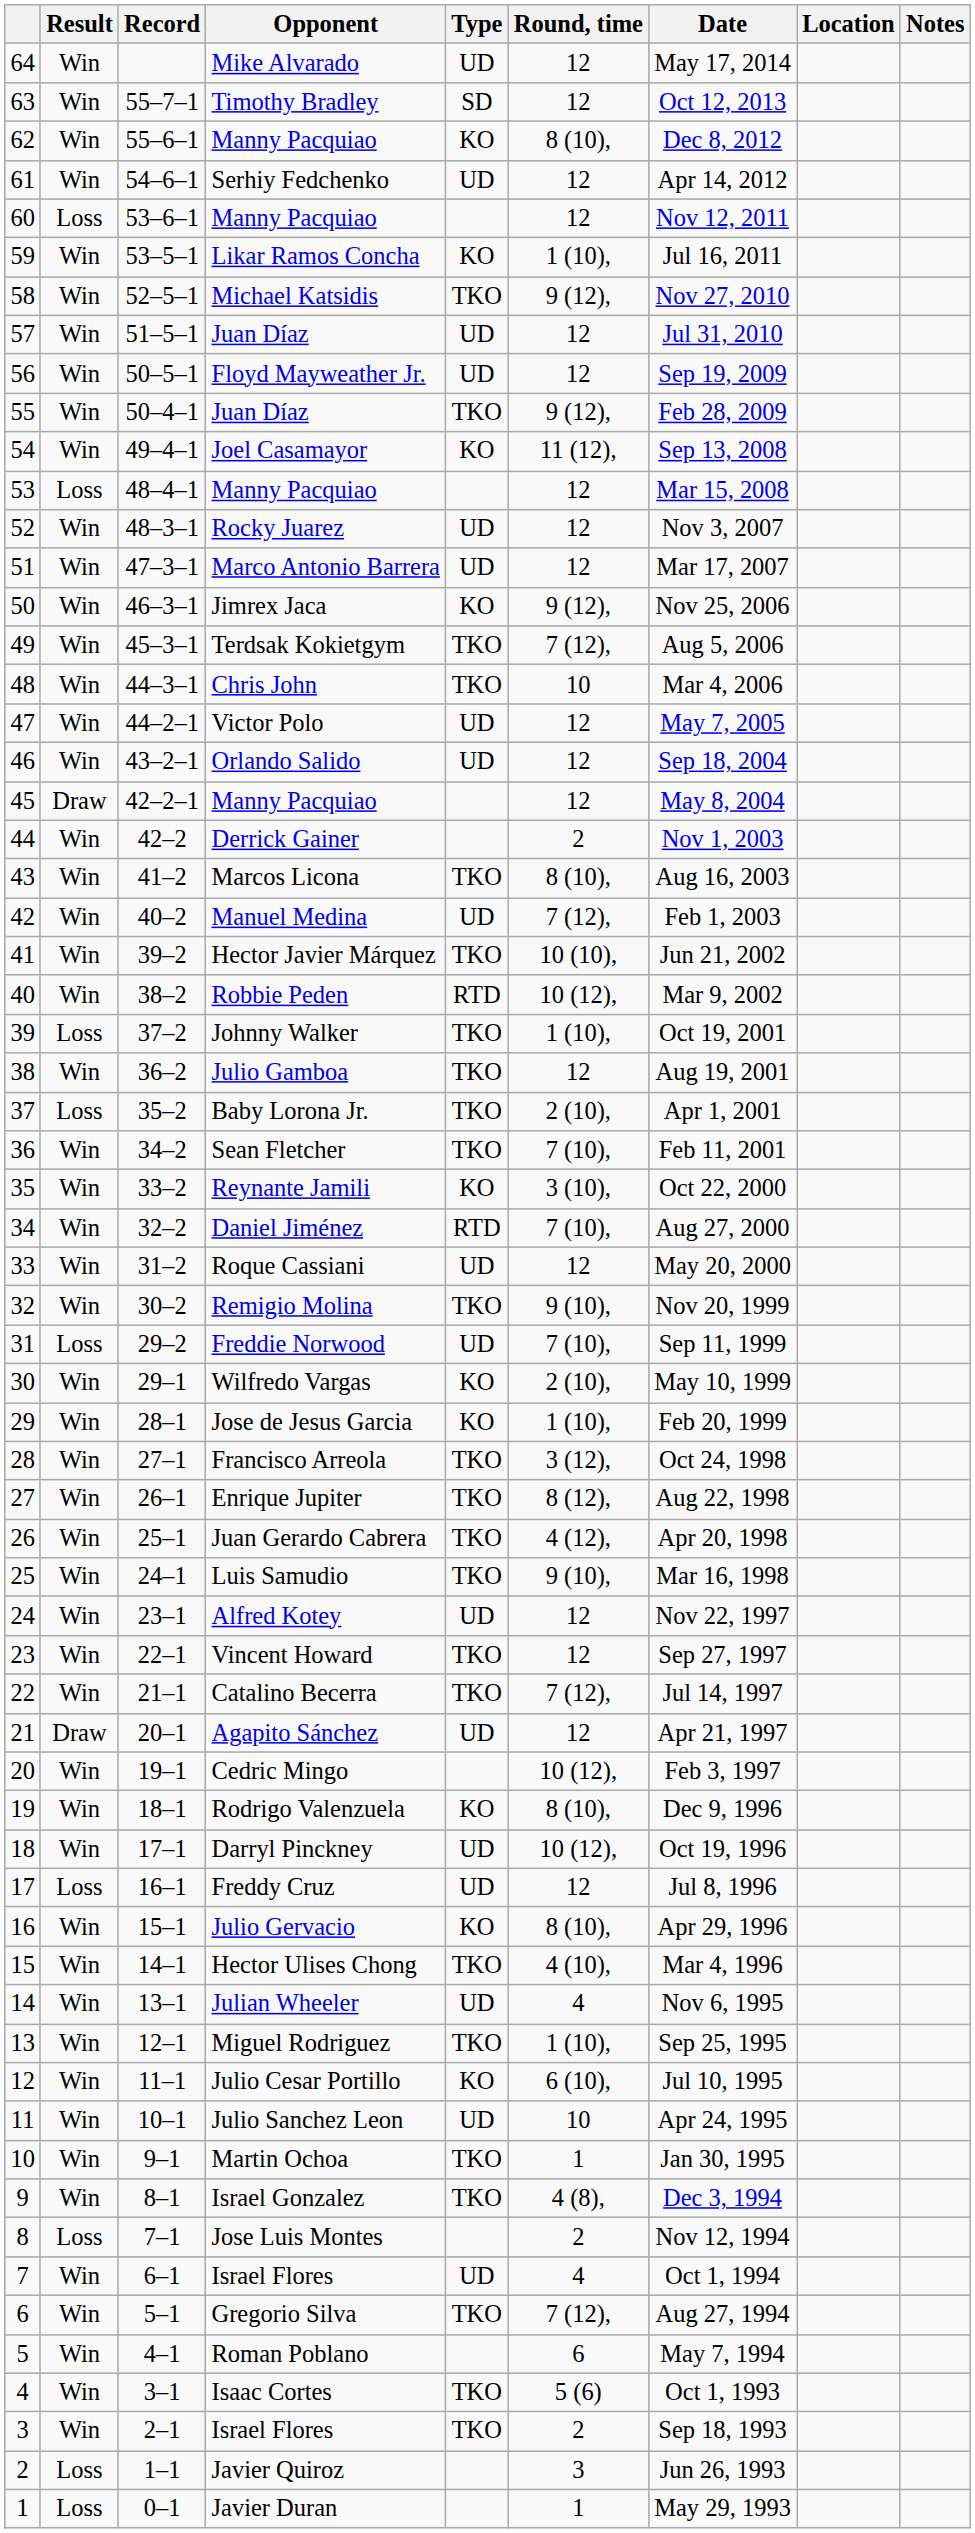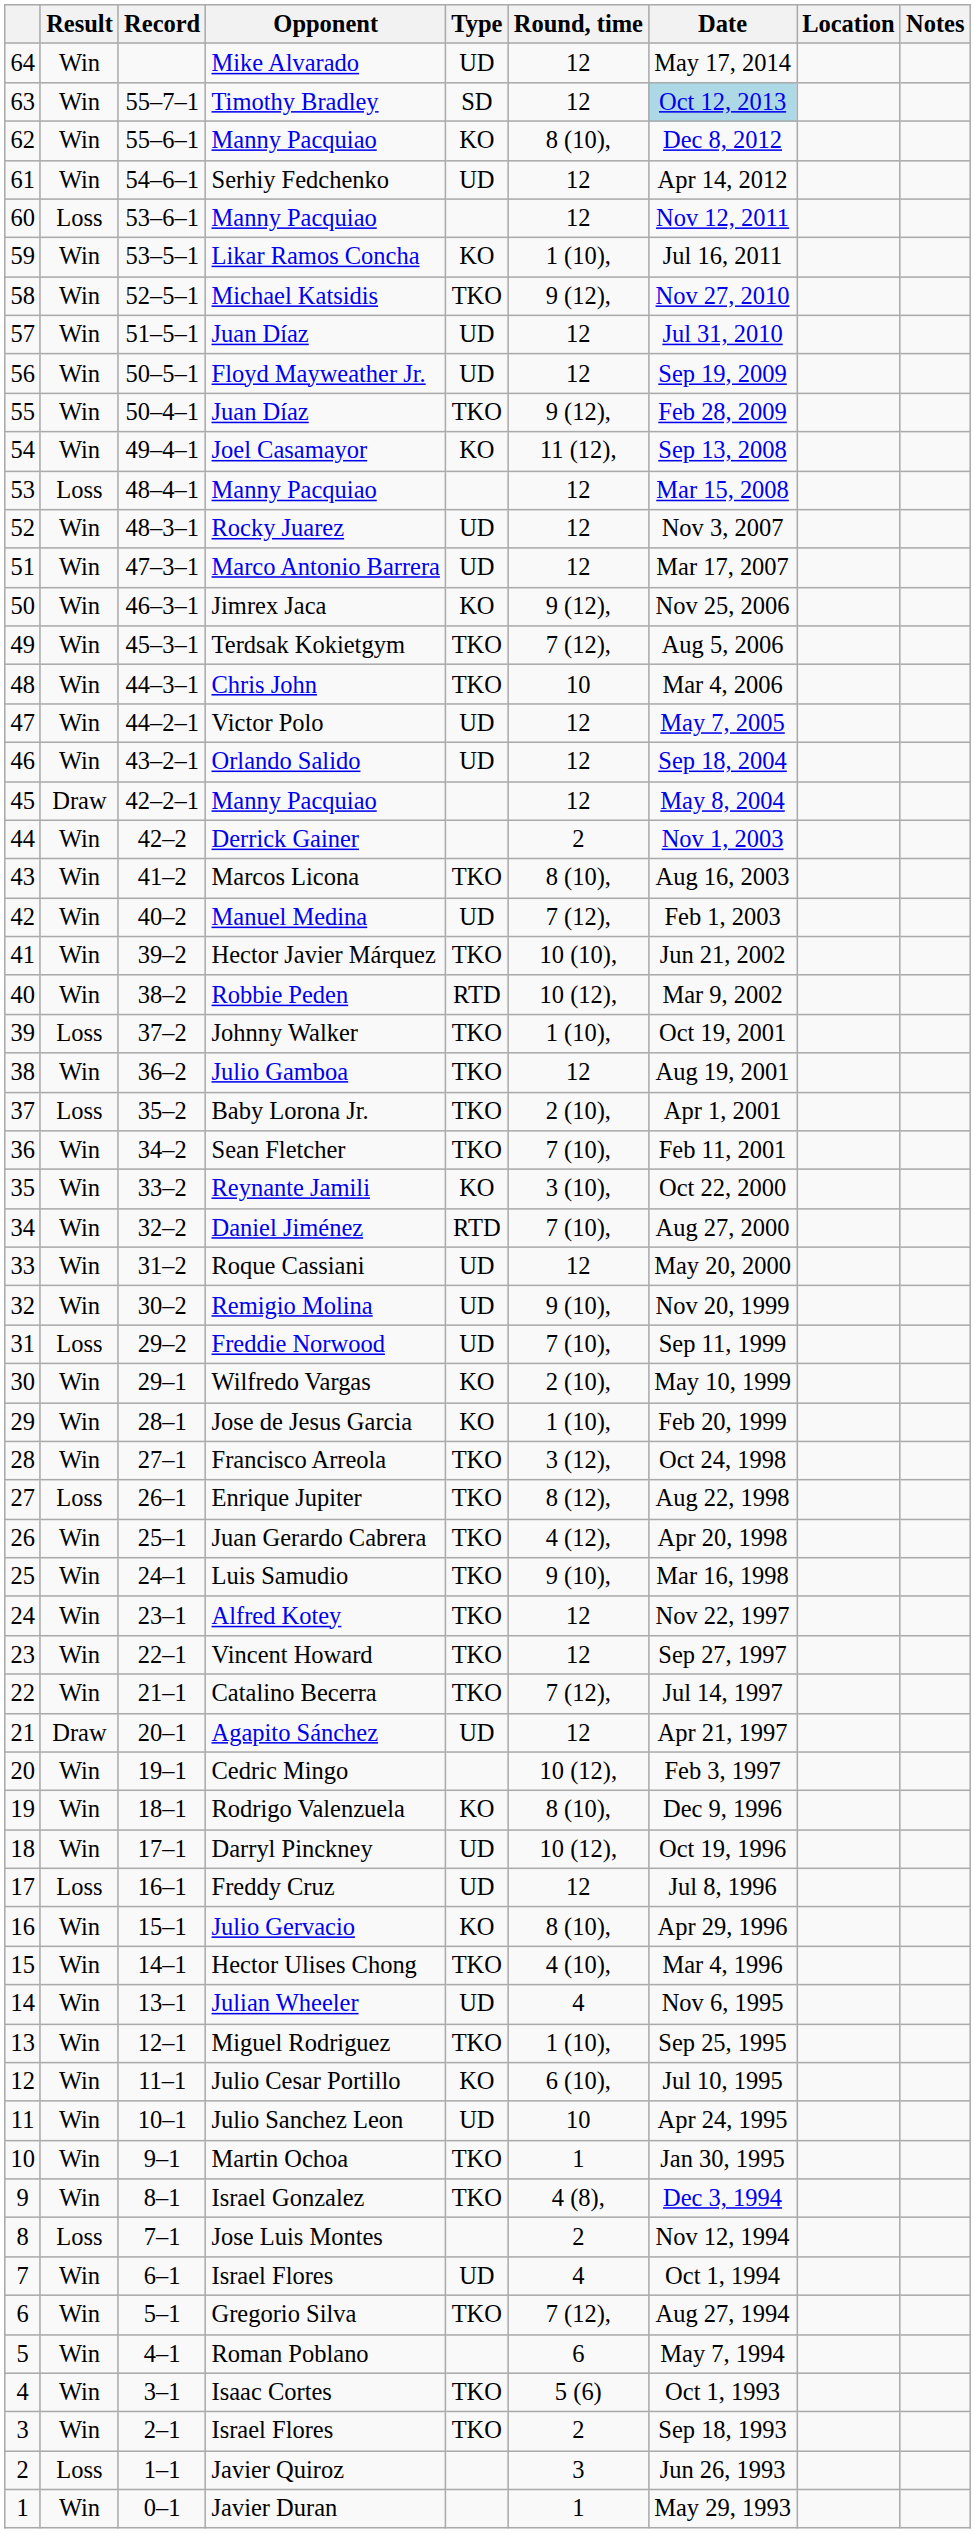(723, 101) no background -> (723, 101) lightblue background
(477, 1305) TKO -> (477, 1305) UD
(79, 1499) Win -> (79, 1499) Loss
(477, 1615) UD -> (477, 1615) TKO
(79, 2508) Loss -> (79, 2508) Win
